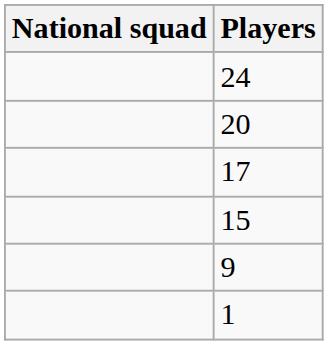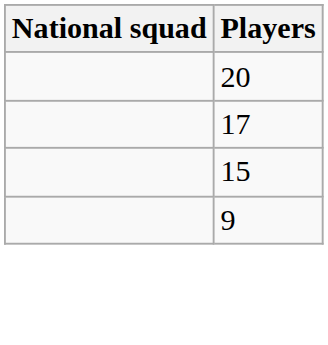- row: (236, 76)
- row: (228, 314)
